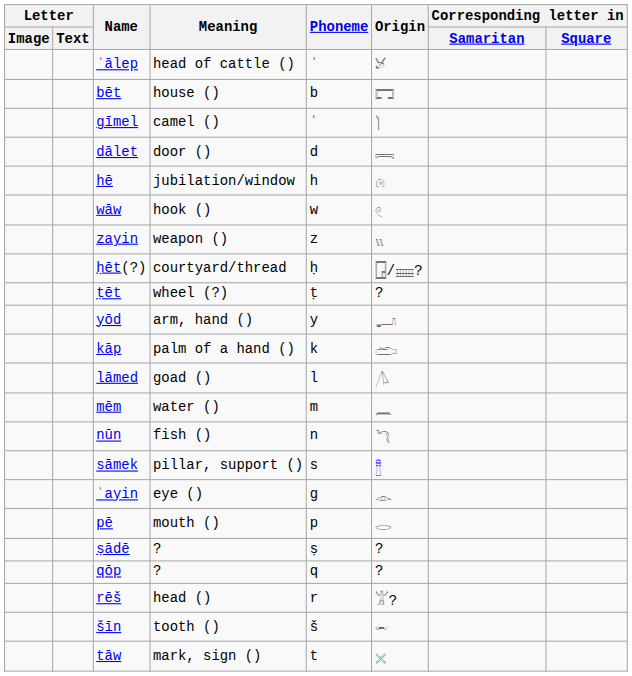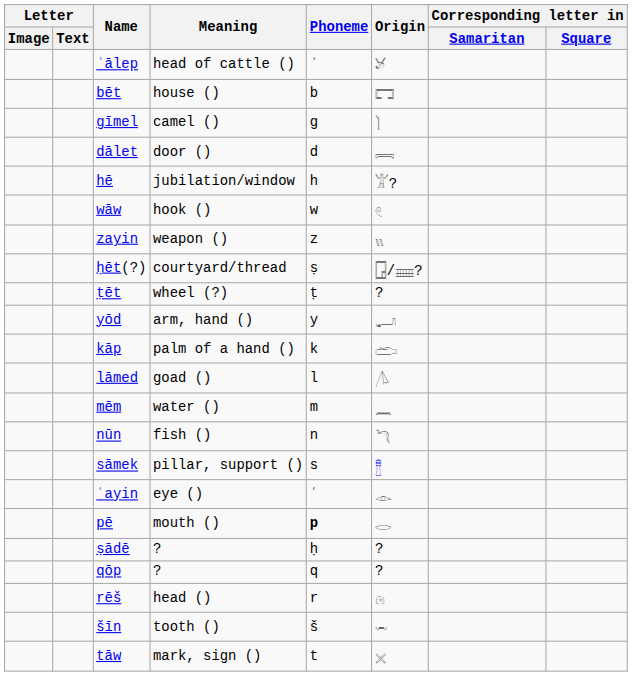(314, 123) ʿ -> (314, 123) g
(380, 184) 𓁶 -> (386, 184) 𓀠?
(314, 268) ḥ -> (314, 268) ṣ
(314, 494) g -> (314, 494) ʿ
(314, 523) normal -> (314, 523) bold
(314, 549) ṣ -> (314, 549) ḥ
(386, 601) 𓀠? -> (380, 601) 𓁶
